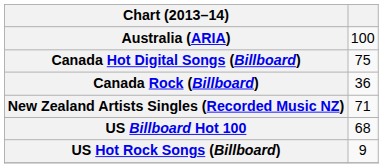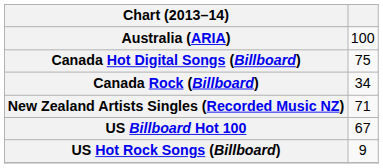(363, 83) 36 -> (363, 83) 34
(363, 128) 68 -> (363, 128) 67
